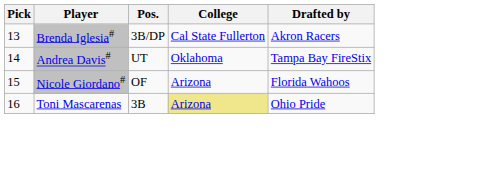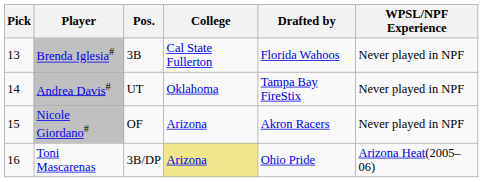+ column: (417, 21)
(148, 35) 3B/DP -> (134, 55) 3B
(305, 35) Akron Racers -> (300, 55) Florida Wahoos
(310, 82) Florida Wahoos -> (295, 124) Akron Racers
(138, 103) 3B -> (144, 160) 3B/DP
